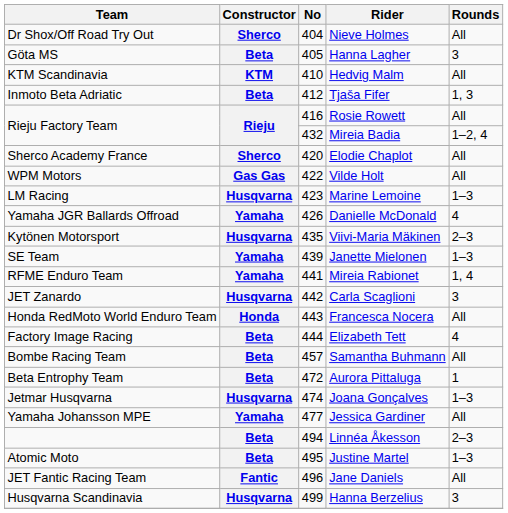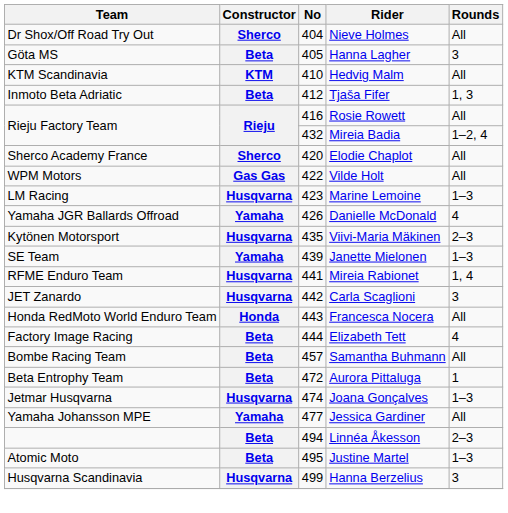(259, 276) Yamaha -> (259, 276) Husqvarna
- row: (366, 478)
